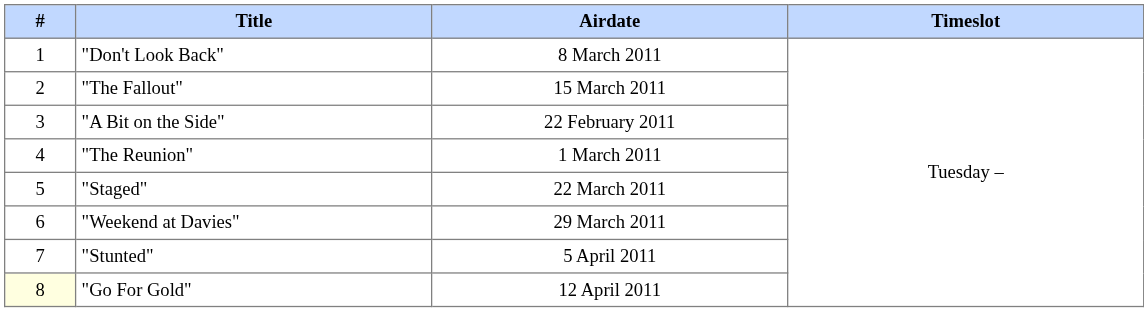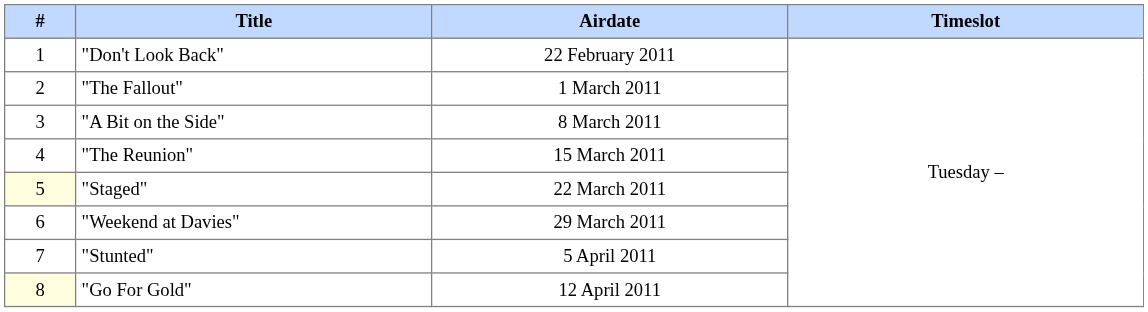(610, 54) 8 March 2011 -> (610, 54) 22 February 2011
(610, 88) 15 March 2011 -> (610, 88) 1 March 2011
(610, 121) 22 February 2011 -> (610, 121) 8 March 2011
(610, 155) 1 March 2011 -> (610, 155) 15 March 2011
(40, 188) no background -> (40, 188) lightyellow background
